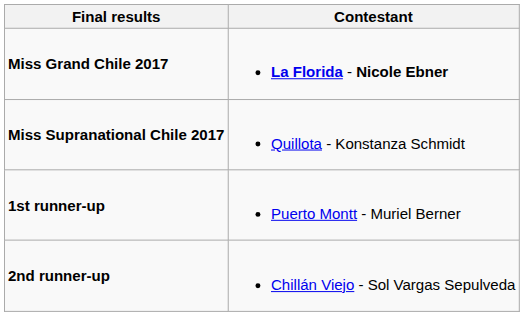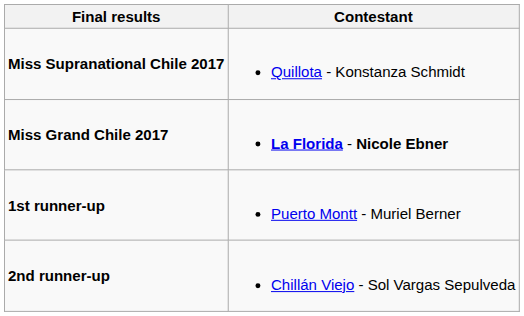rows swapped: (88, 64) <-> (116, 135)
